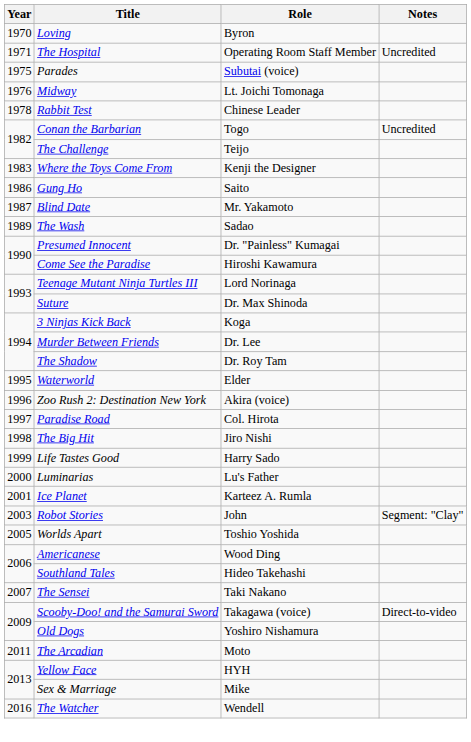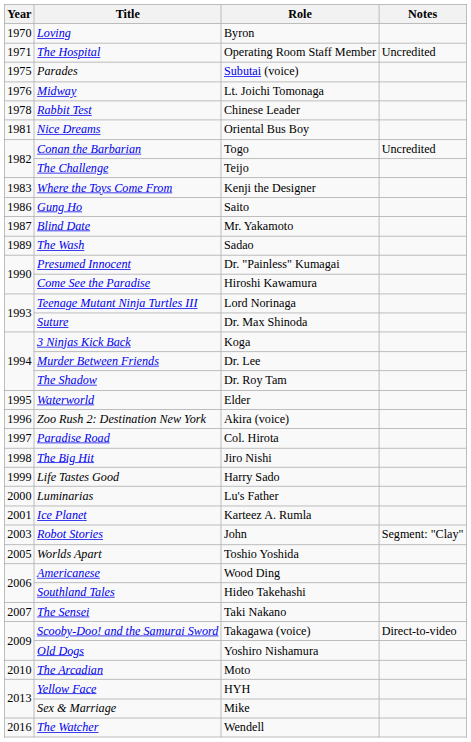+ row: (69, 129)
(19, 650) 2011 -> (19, 669) 2010
